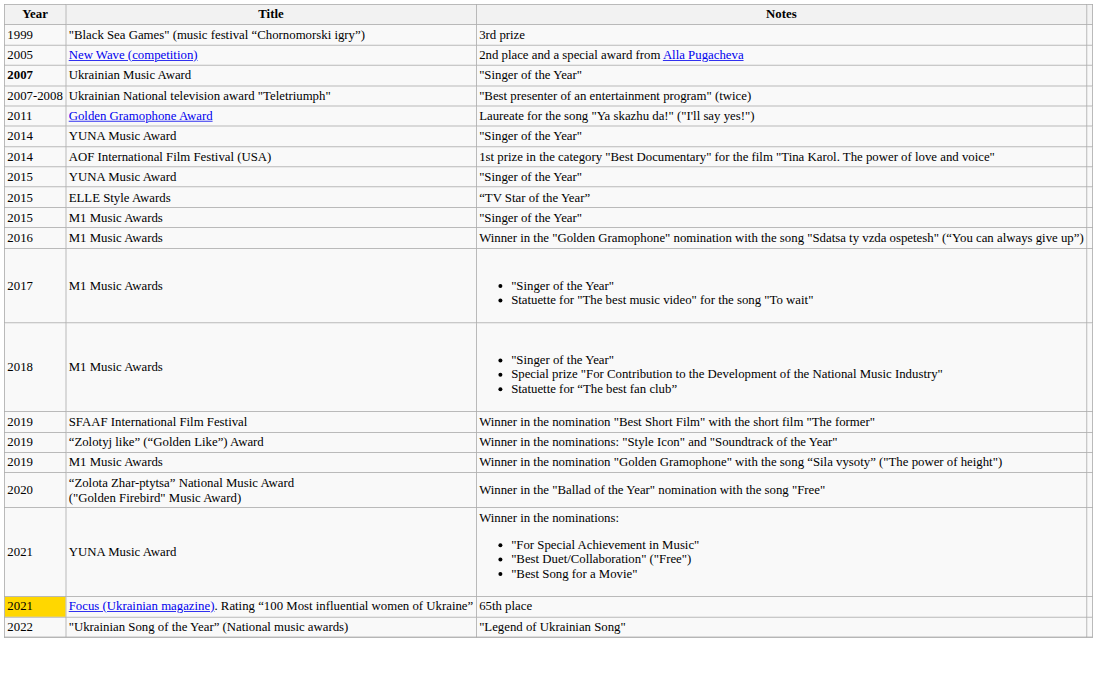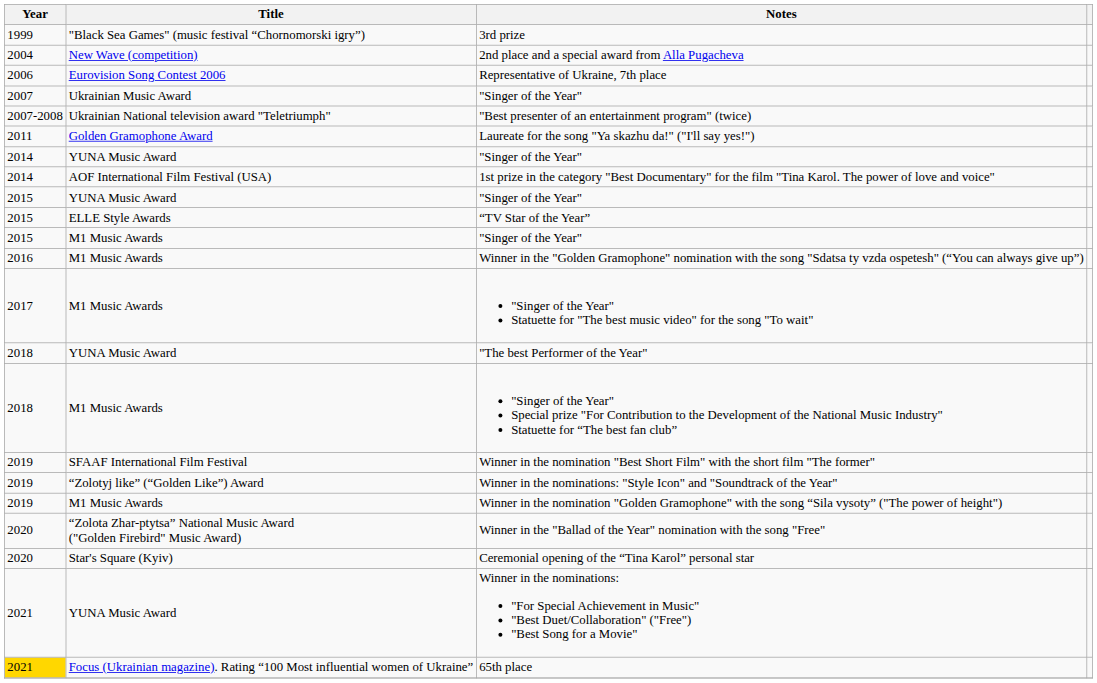(20, 55) 2005 -> (20, 55) 2004
+ row: (147, 75)
(20, 75) bold -> (20, 95) normal
+ row: (123, 353)
+ row: (121, 558)
- row: (209, 627)
